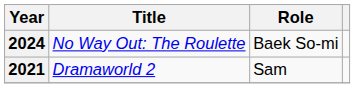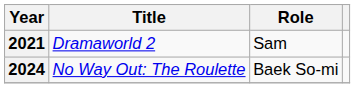rows swapped: (27, 69) <-> (27, 43)
